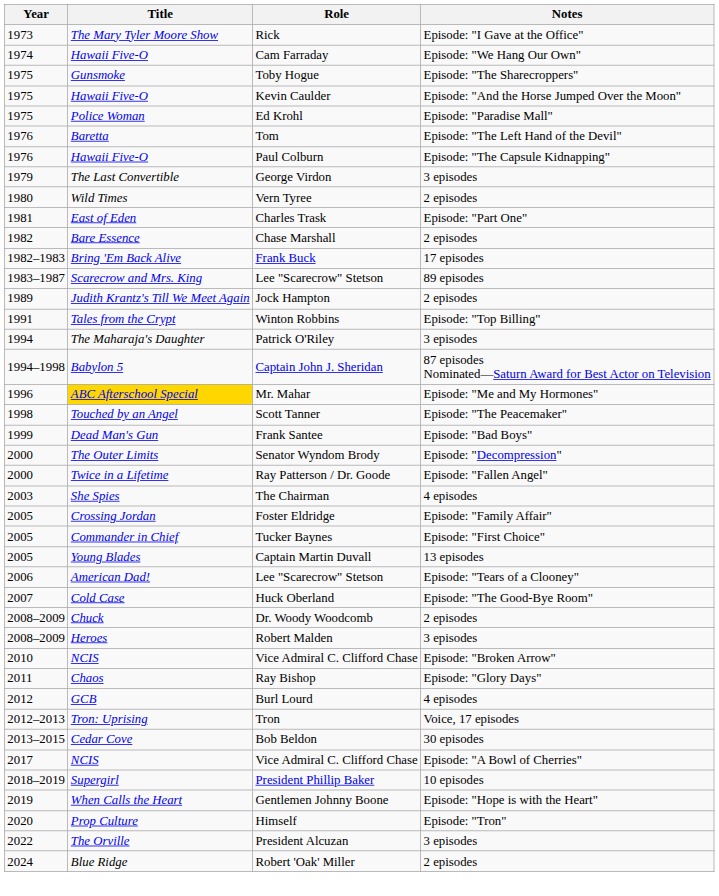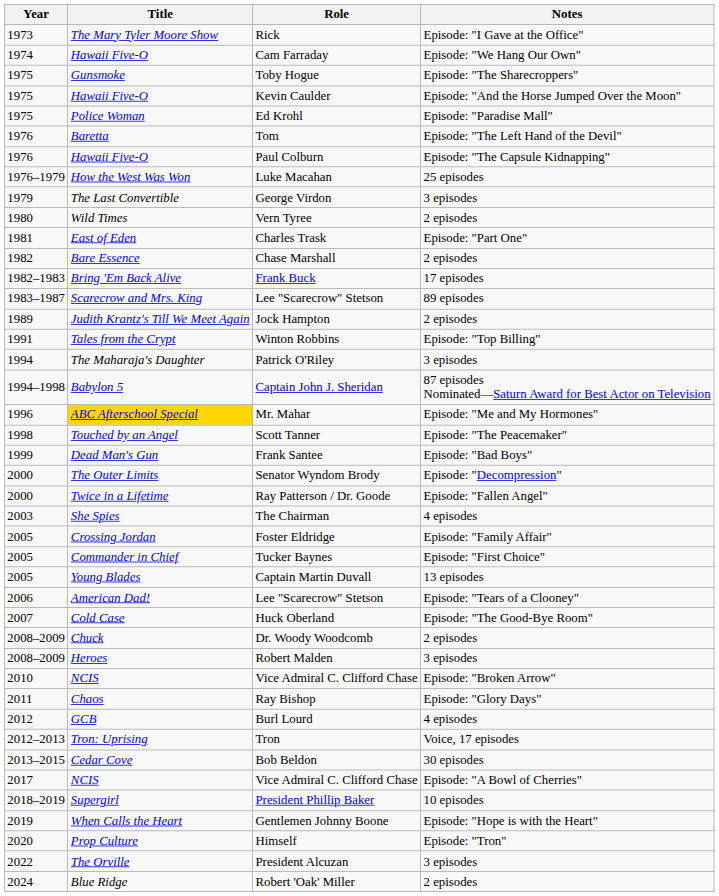+ row: (36, 177)
